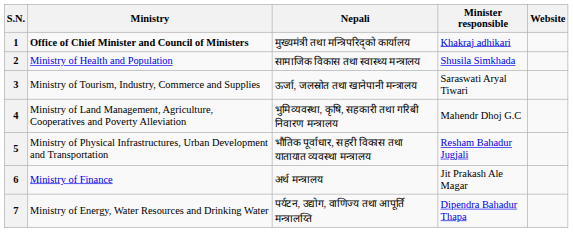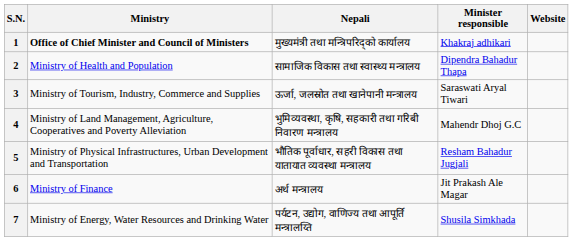(478, 61) Shusila Simkhada -> (479, 65) Dipendra Bahadur Thapa
(479, 210) Dipendra Bahadur Thapa -> (478, 219) Shusila Simkhada
